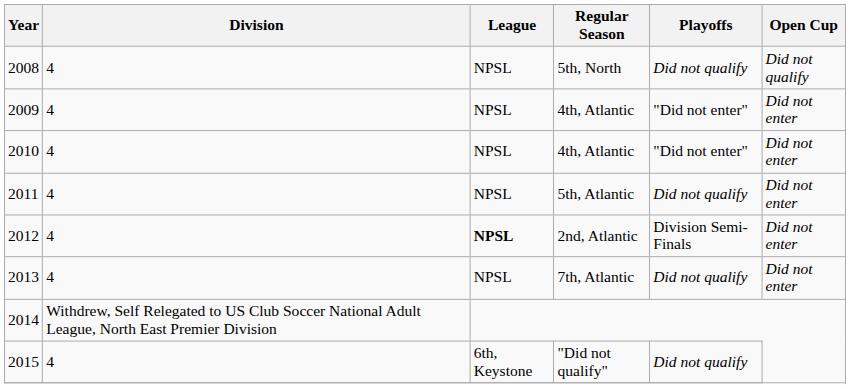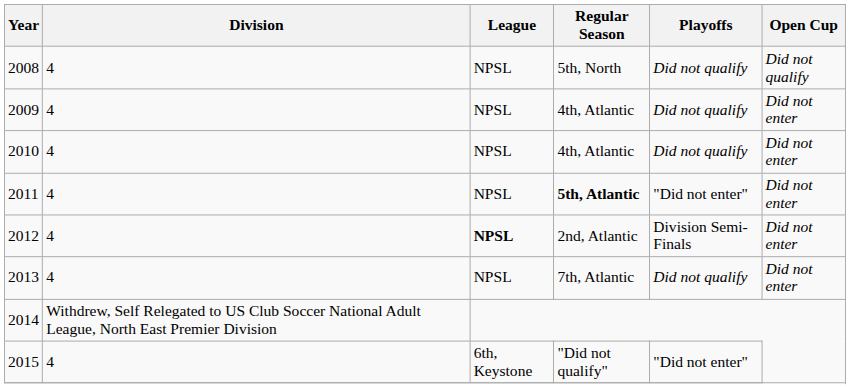(701, 109) "Did not enter" -> (700, 109) Did not qualify
(701, 151) "Did not enter" -> (700, 151) Did not qualify
(596, 193) normal -> (598, 193) bold
(700, 193) Did not qualify -> (701, 193) "Did not enter"
(700, 362) Did not qualify -> (701, 362) "Did not enter"
